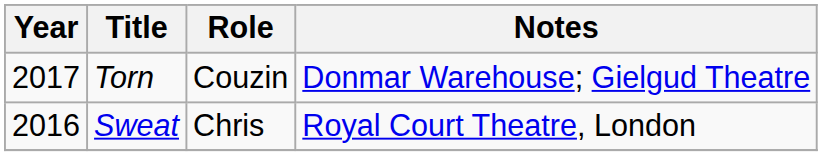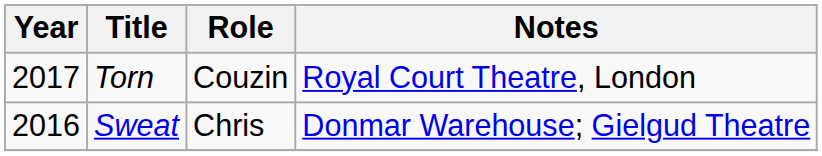(556, 77) Donmar Warehouse; Gielgud Theatre -> (499, 77) Royal Court Theatre, London
(499, 125) Royal Court Theatre, London -> (556, 125) Donmar Warehouse; Gielgud Theatre
